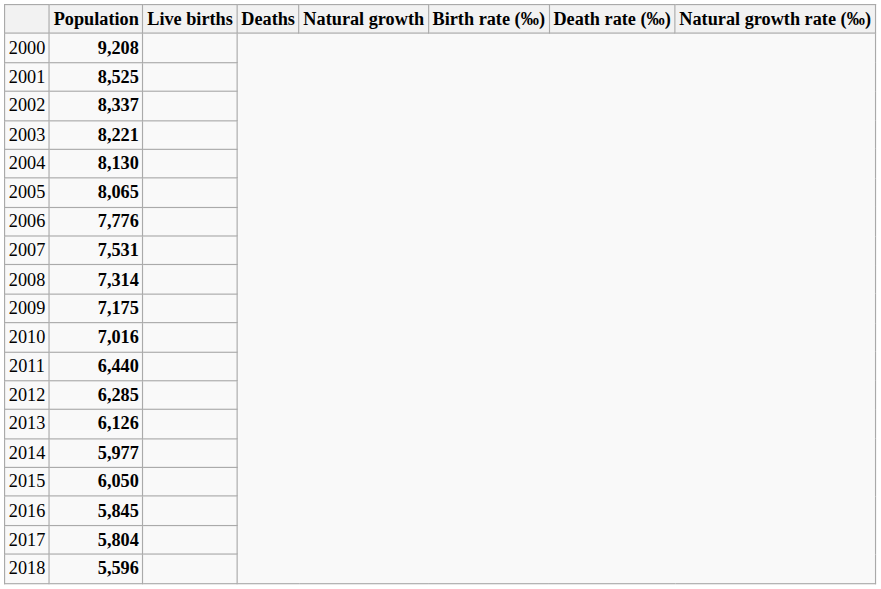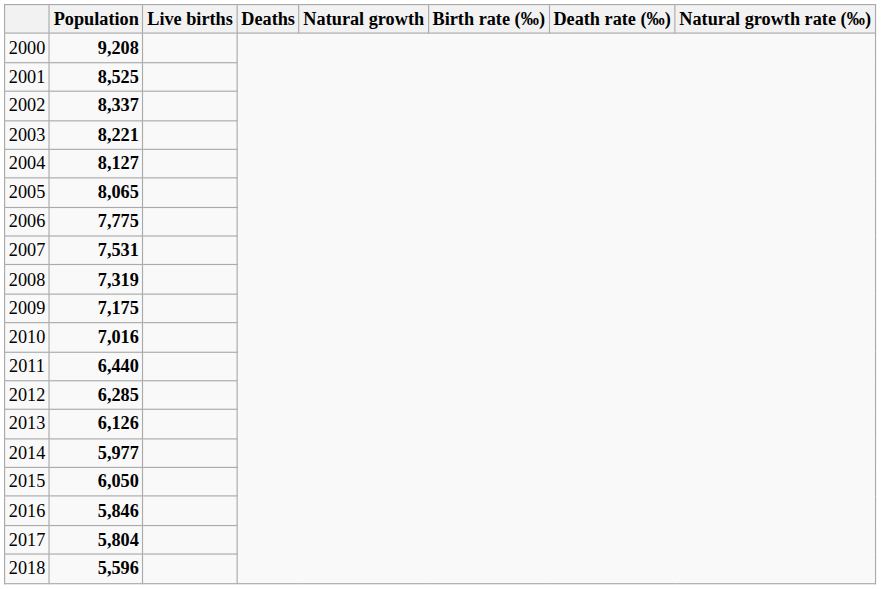(118, 163) 8,130 -> (118, 163) 8,127
(118, 221) 7,776 -> (118, 221) 7,775
(118, 279) 7,314 -> (118, 279) 7,319
(118, 510) 5,845 -> (118, 510) 5,846
